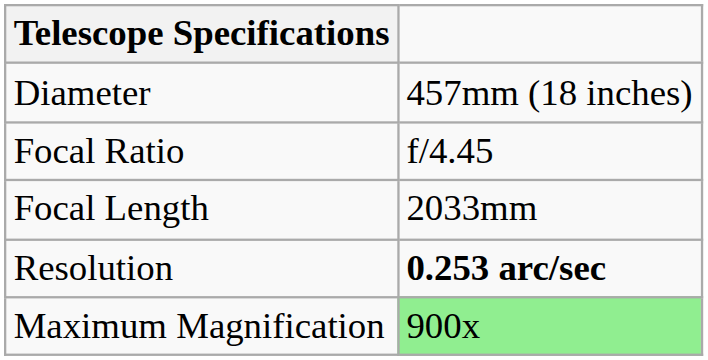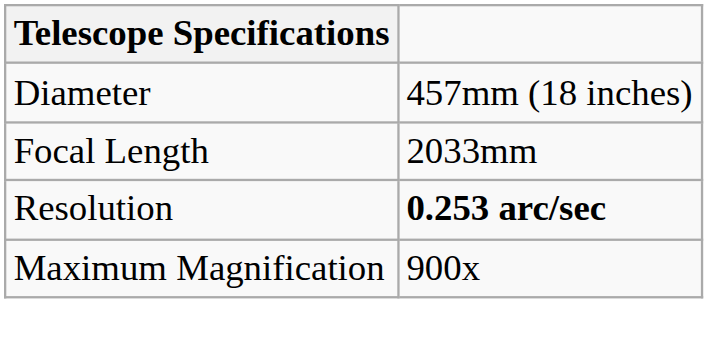- row: (99, 150)
(443, 325) lightgreen background -> (443, 267) no background
